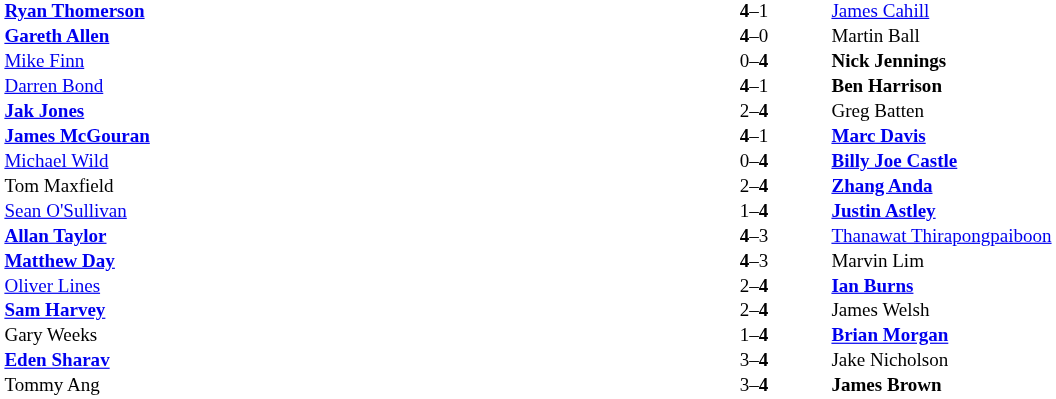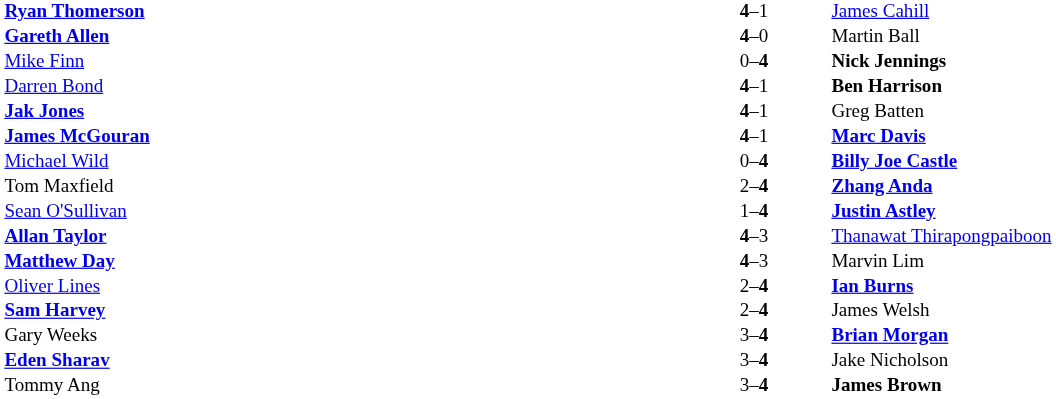(754, 110) 2–4 -> (754, 110) 4–1
(754, 335) 1–4 -> (754, 335) 3–4
